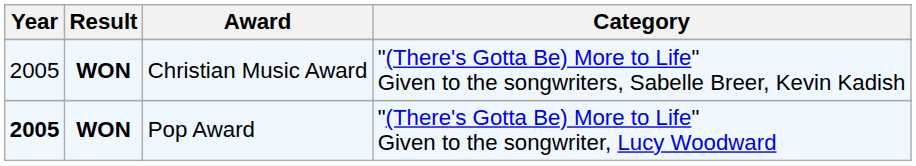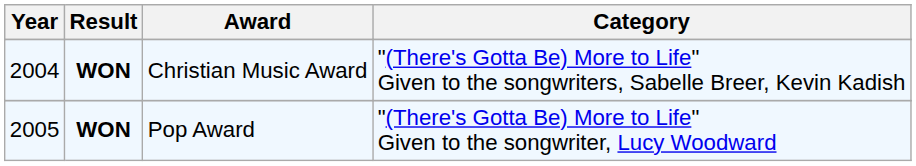(35, 69) 2005 -> (35, 69) 2004
(35, 130) bold -> (35, 130) normal
